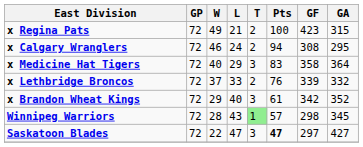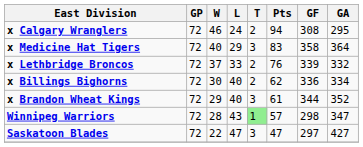- row: (48, 30)
+ row: (67, 82)
(310, 99) 342 -> (310, 99) 344
(340, 116) 345 -> (340, 116) 347
(276, 133) bold -> (276, 133) normal
